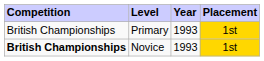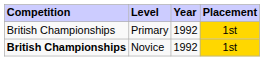(186, 30) 1993 -> (186, 30) 1992
(186, 47) 1993 -> (186, 47) 1992
